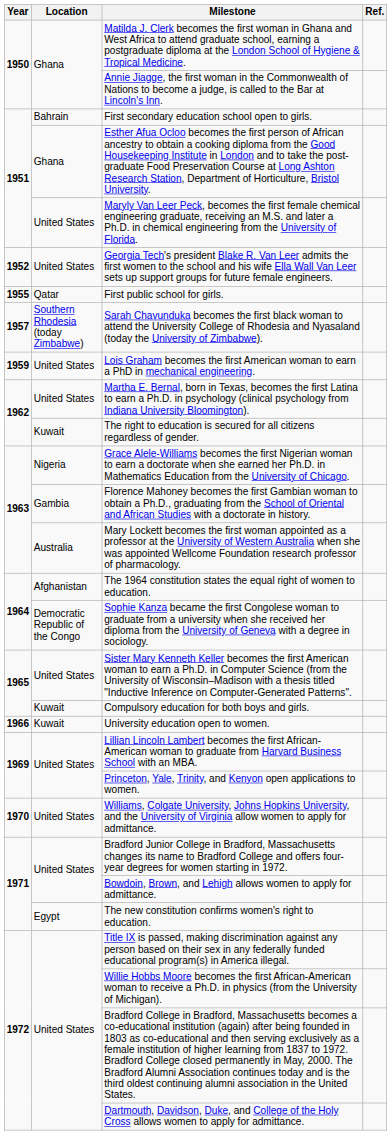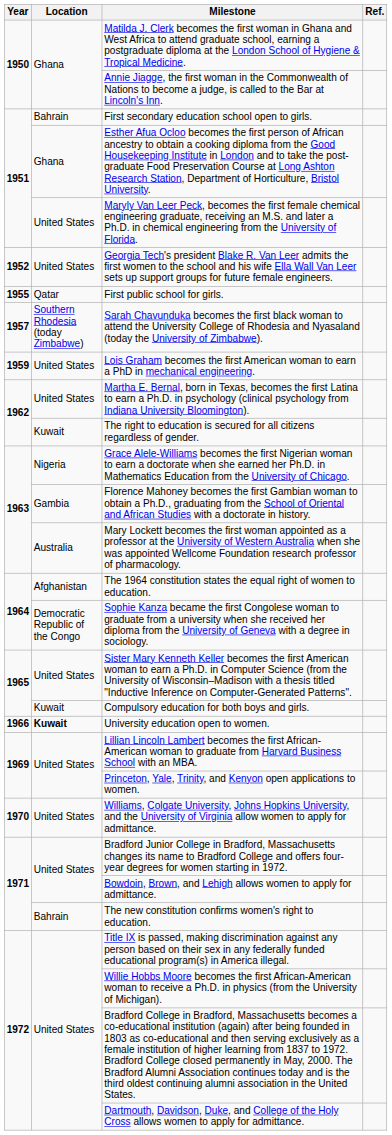(49, 724) normal -> (50, 724) bold
(47, 916) Egypt -> (51, 916) Bahrain
